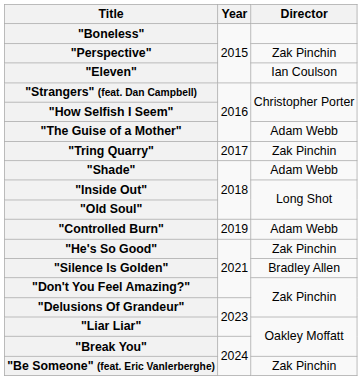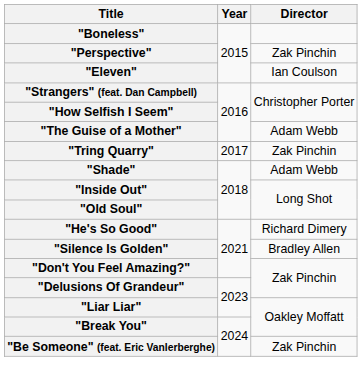- row: (111, 229)
(304, 248) Zak Pinchin -> (304, 229) Richard Dimery
